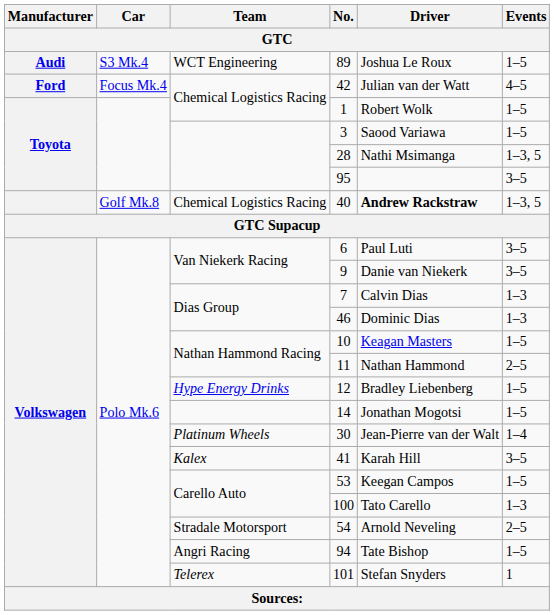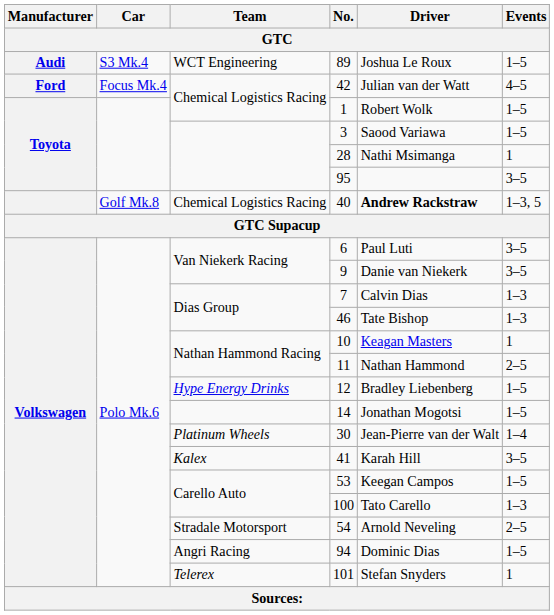(523, 156) 1–3, 5 -> (509, 156) 1
(400, 319) Dominic Dias -> (394, 319) Tate Bishop
(516, 342) 1–5 -> (509, 342) 1
(394, 551) Tate Bishop -> (400, 551) Dominic Dias
